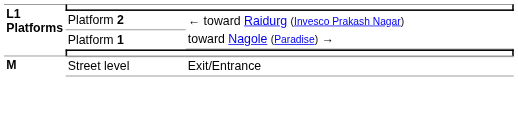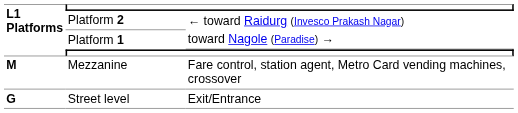+ row: (98, 65)
(11, 65) M -> (11, 98) G
